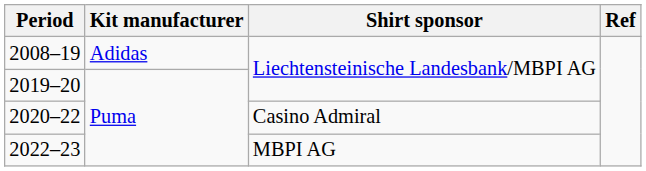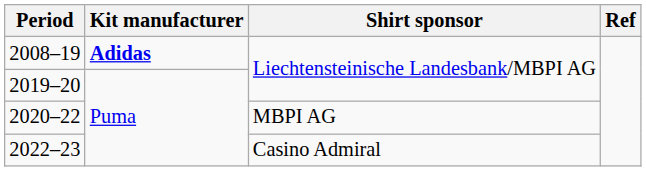(119, 52) normal -> (120, 52) bold
(317, 117) Casino Admiral -> (294, 117) MBPI AG
(294, 149) MBPI AG -> (317, 149) Casino Admiral
